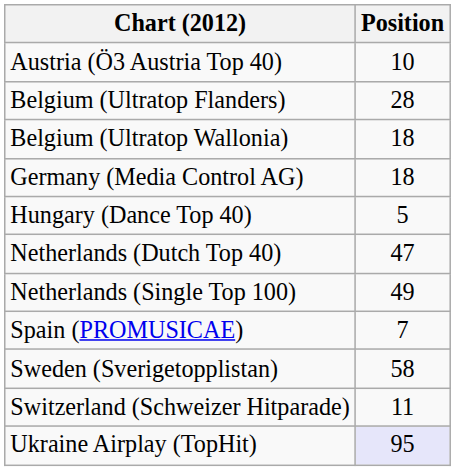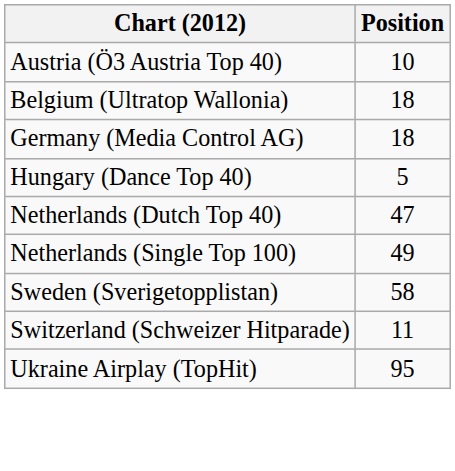- row: (148, 100)
- row: (127, 330)
(403, 445) lavender background -> (403, 368) no background
